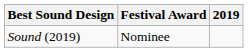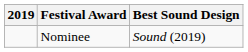columns swapped: (226, 15) <-> (61, 15)
